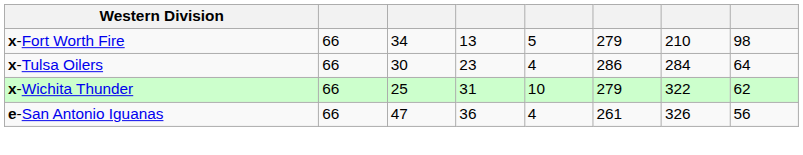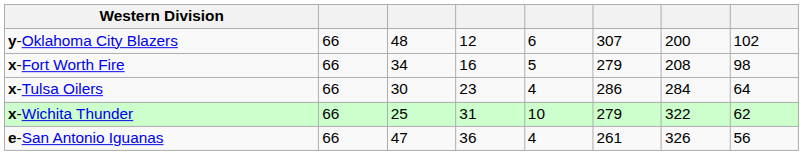+ row: (93, 41)
(468, 41) 13 -> (468, 65) 16
(678, 41) 210 -> (678, 65) 208
